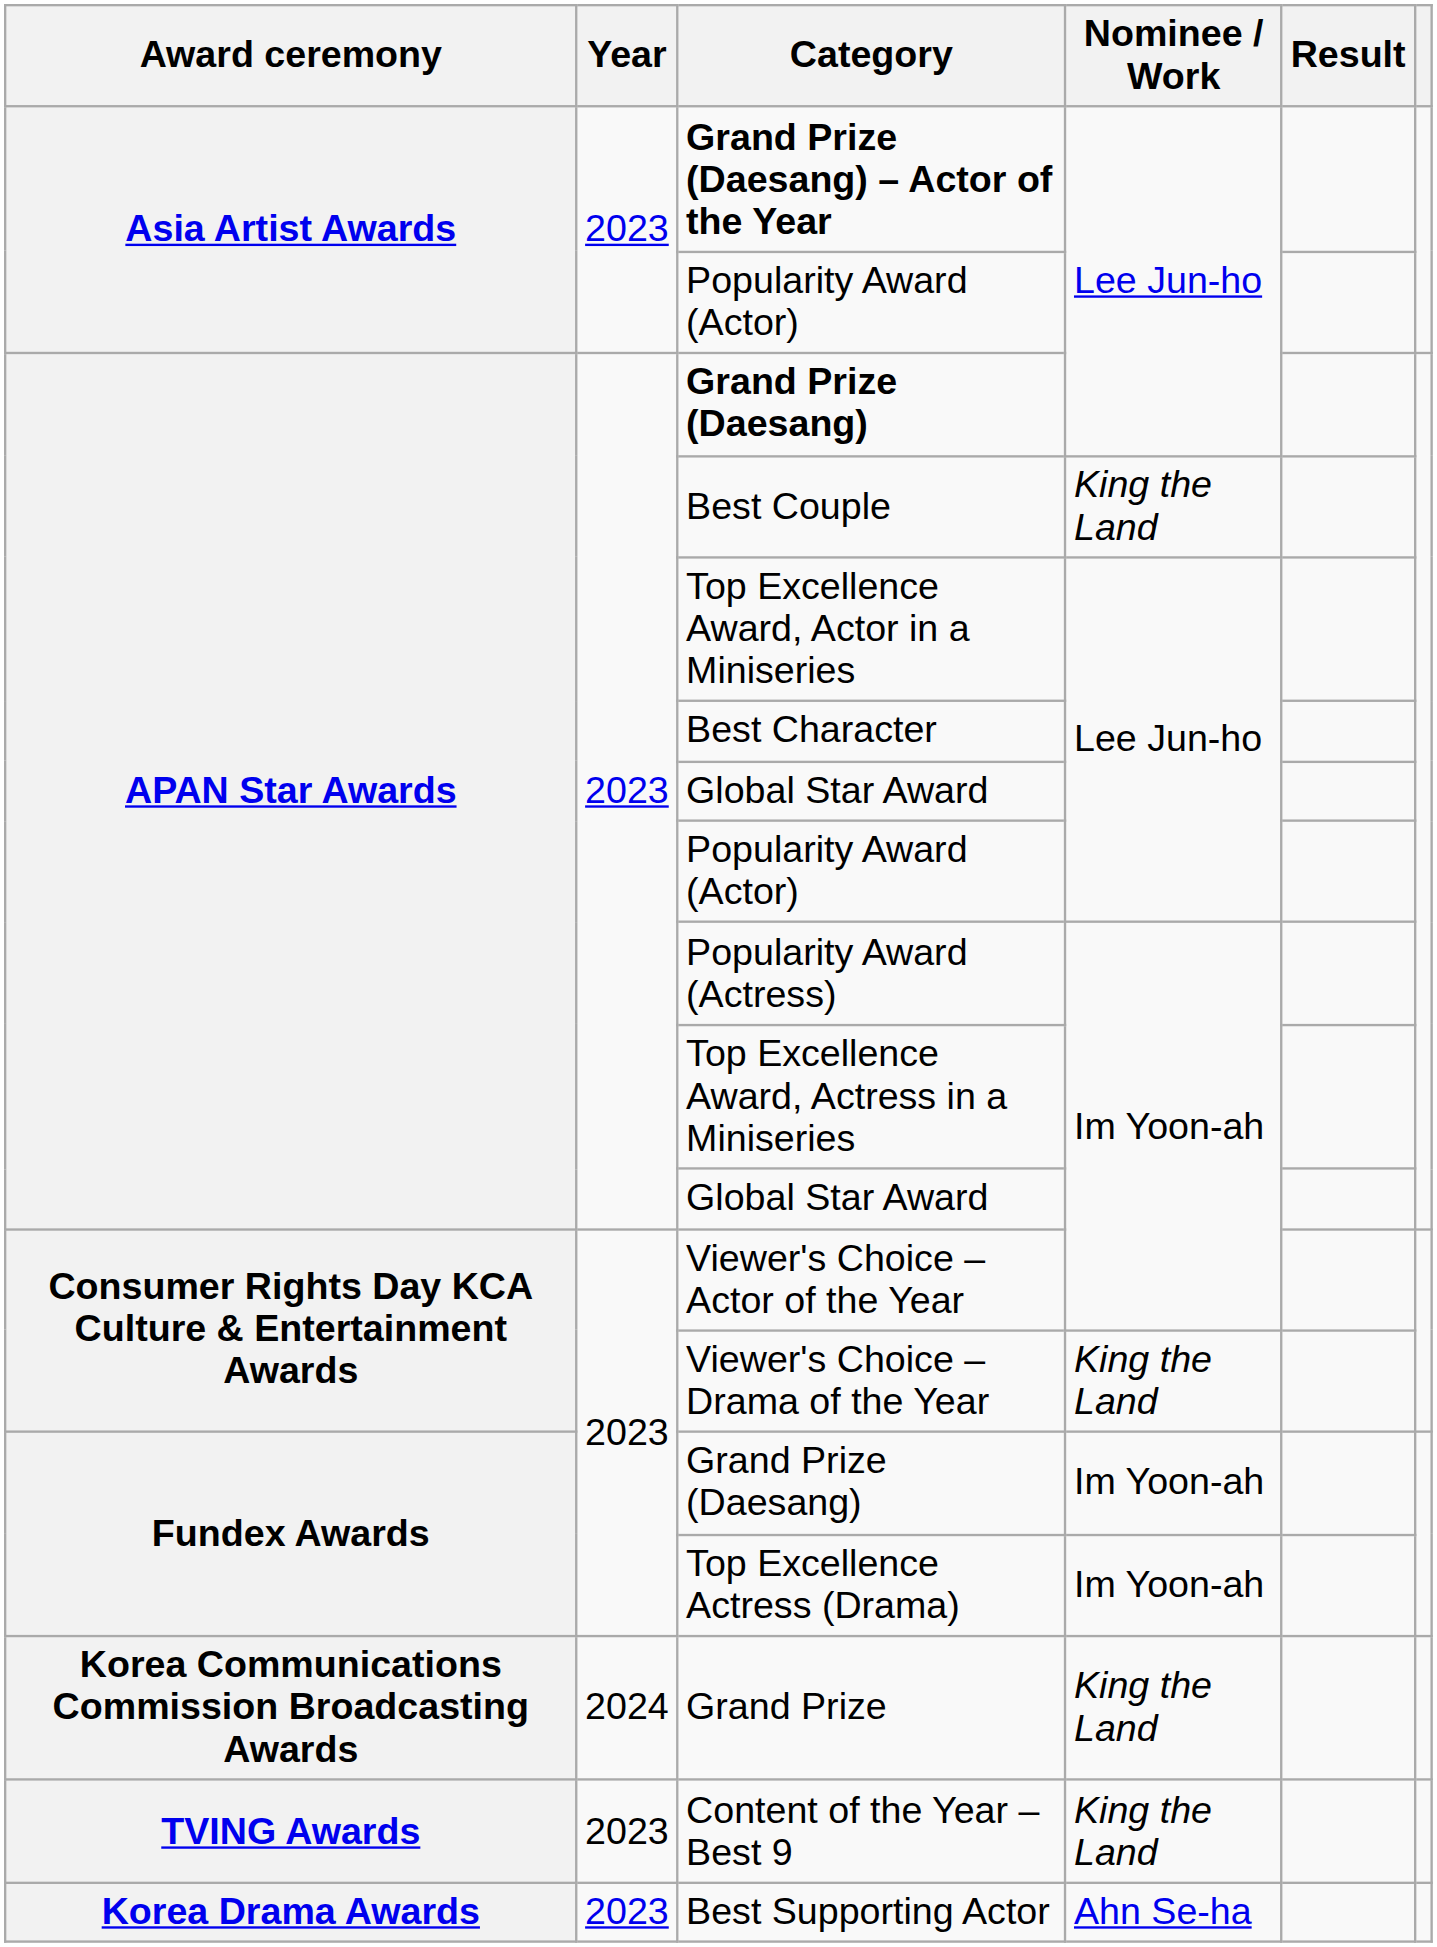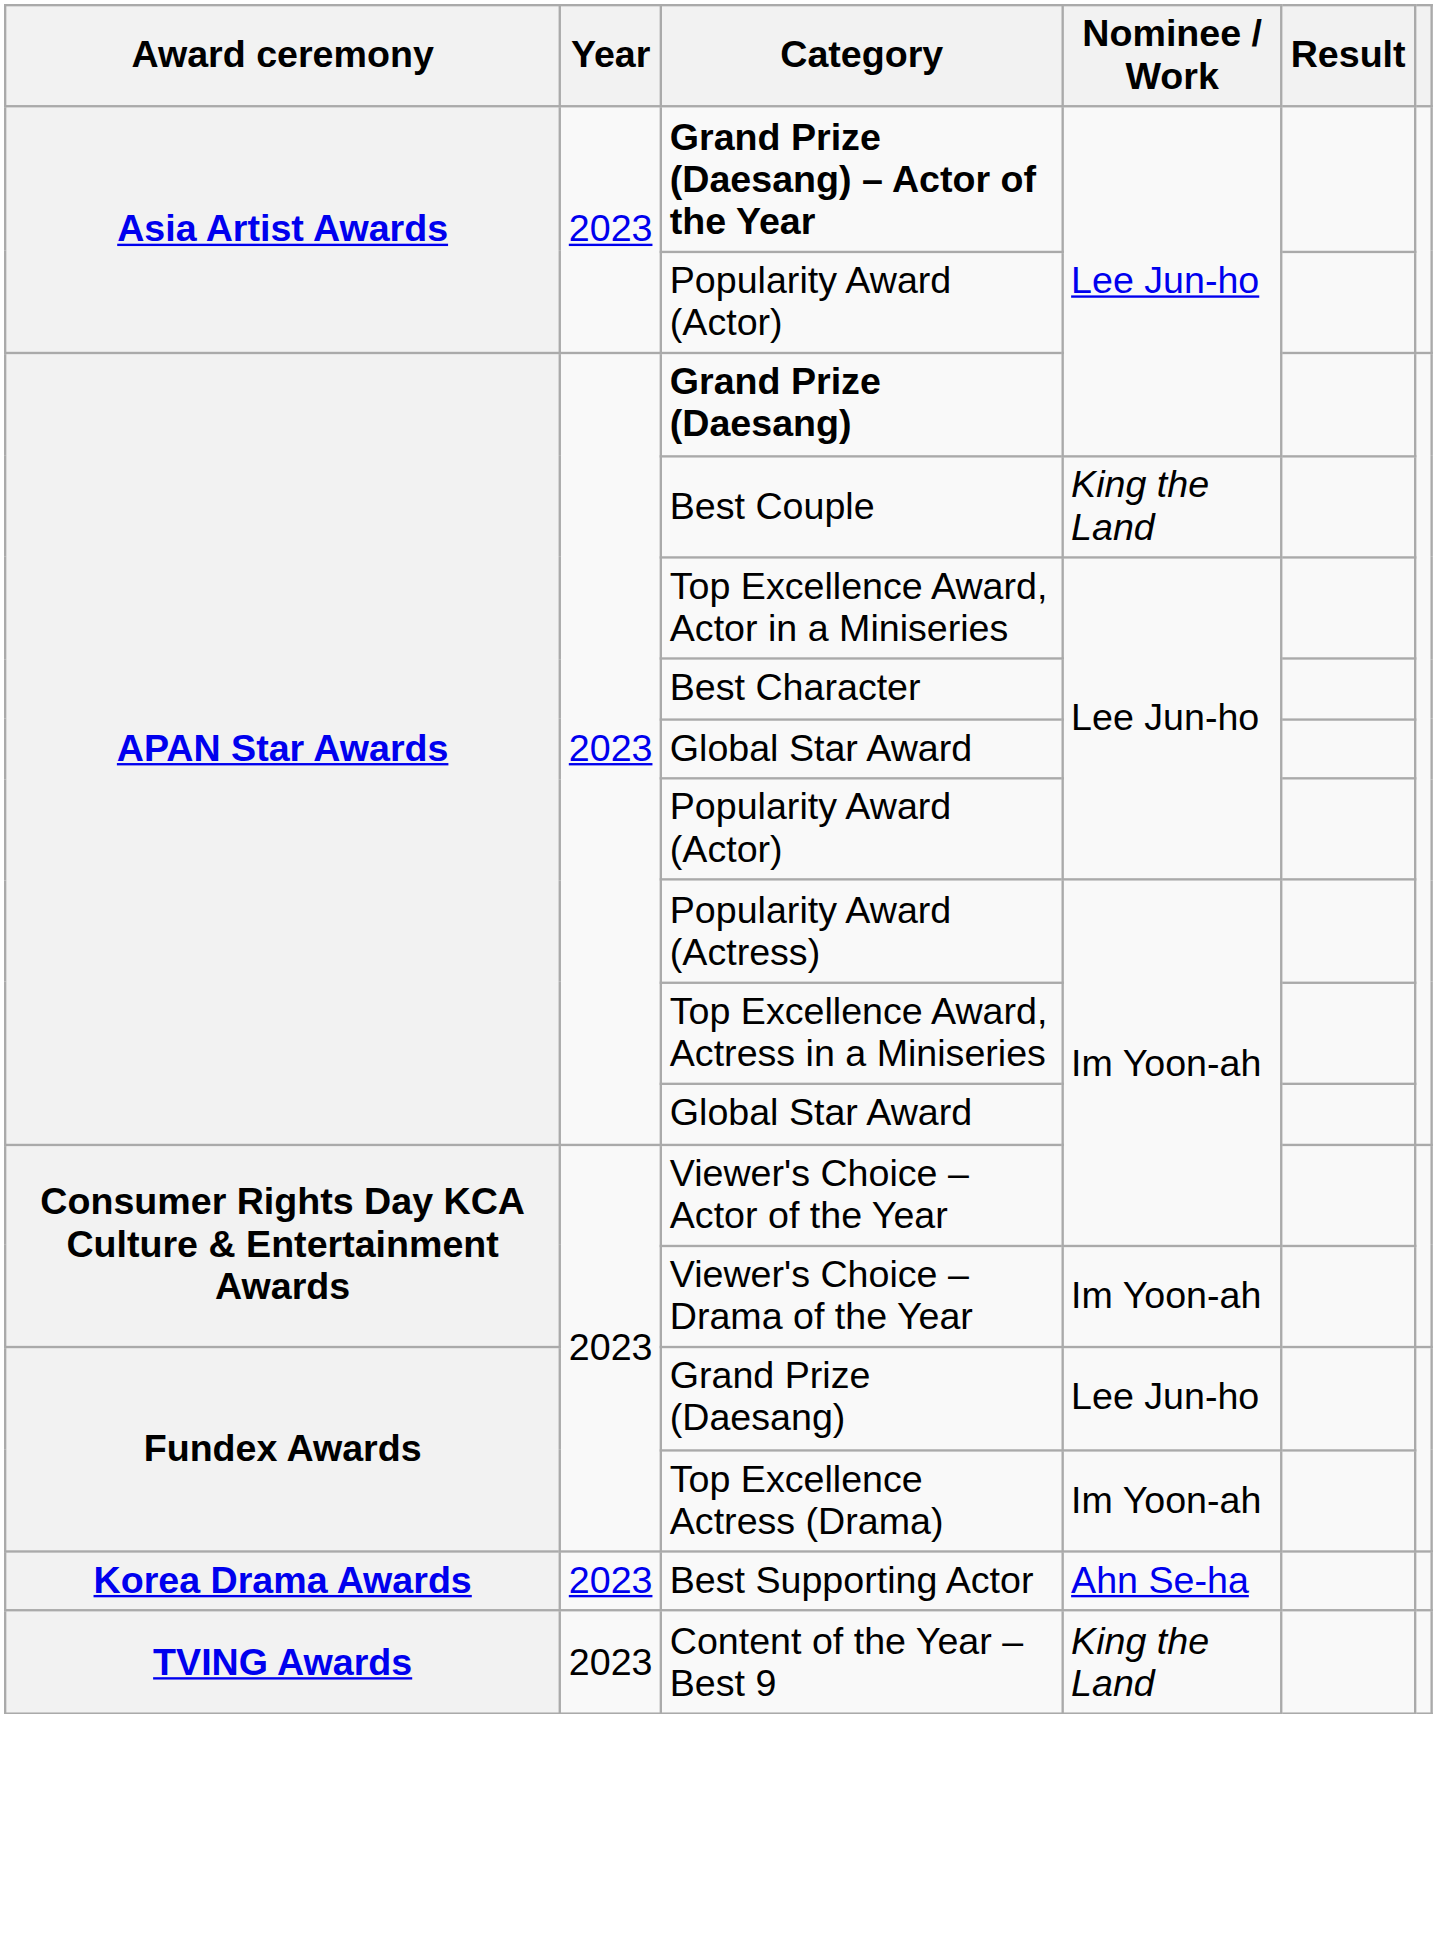(1143, 1380) King the Land -> (1166, 1295) Im Yoon-ah
(1169, 1482) Im Yoon-ah -> (1165, 1397) Lee Jun-ho
- row: (291, 1707)
rows swapped: (291, 1911) <-> (291, 1830)
